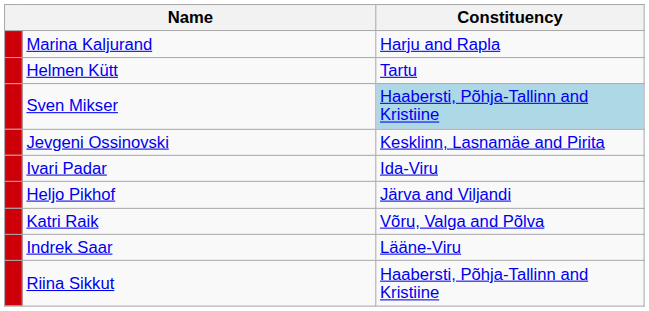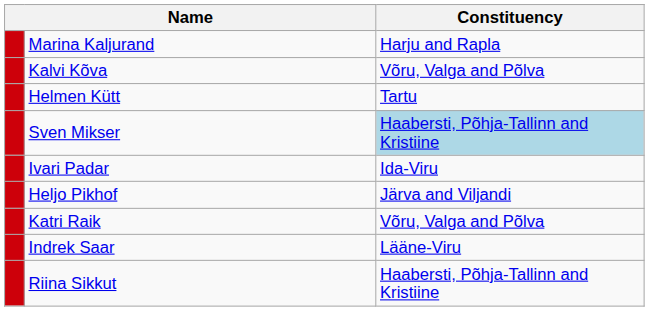+ row: (68, 70)
- row: (98, 141)
